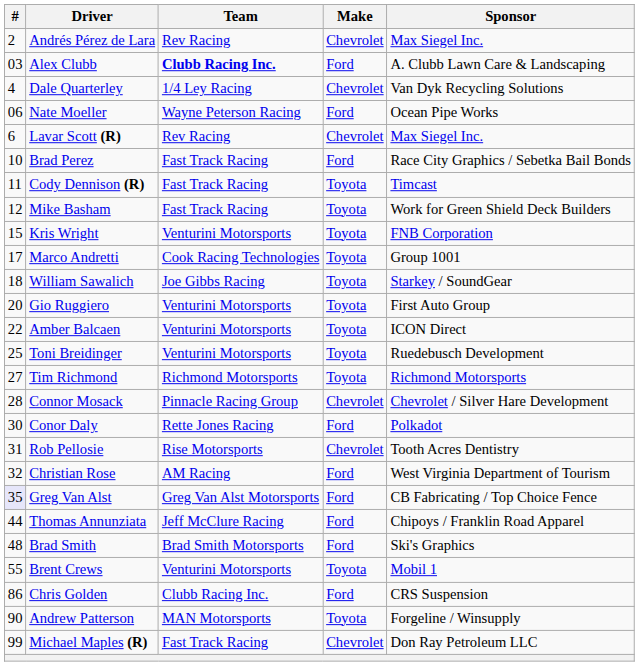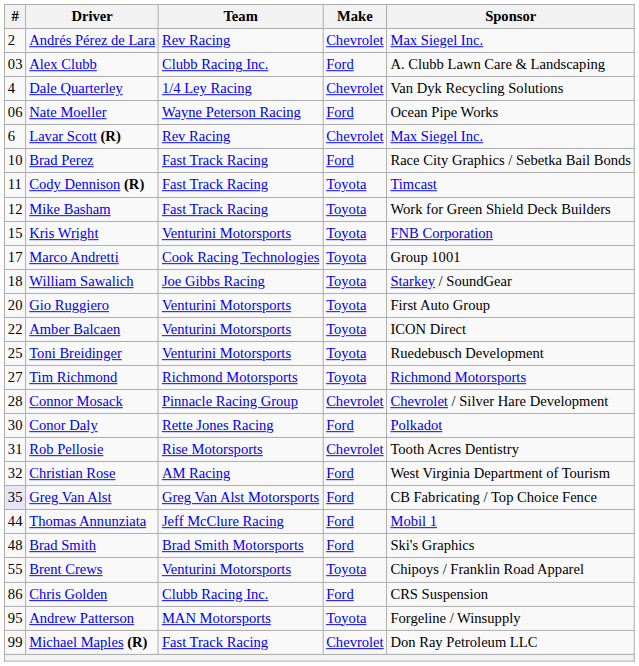(219, 64) bold -> (215, 64) normal
(487, 521) Chipoys / Franklin Road Apparel -> (414, 521) Mobil 1
(414, 570) Mobil 1 -> (487, 570) Chipoys / Franklin Road Apparel
(15, 618) 90 -> (15, 618) 95
